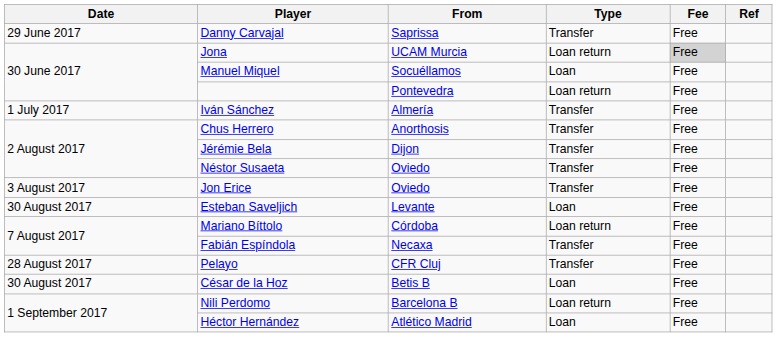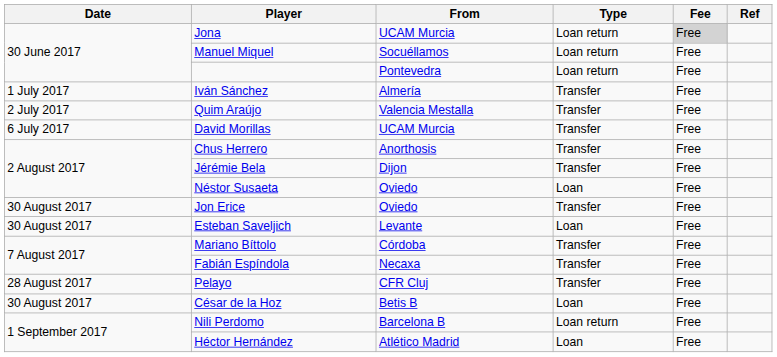- row: (242, 33)
(562, 71) Loan -> (587, 52) Loan return
+ row: (228, 110)
+ row: (232, 129)
(571, 168) Transfer -> (570, 187) Loan
(46, 187) 3 August 2017 -> (49, 206) 30 August 2017
(580, 226) Loan return -> (578, 245) Transfer
